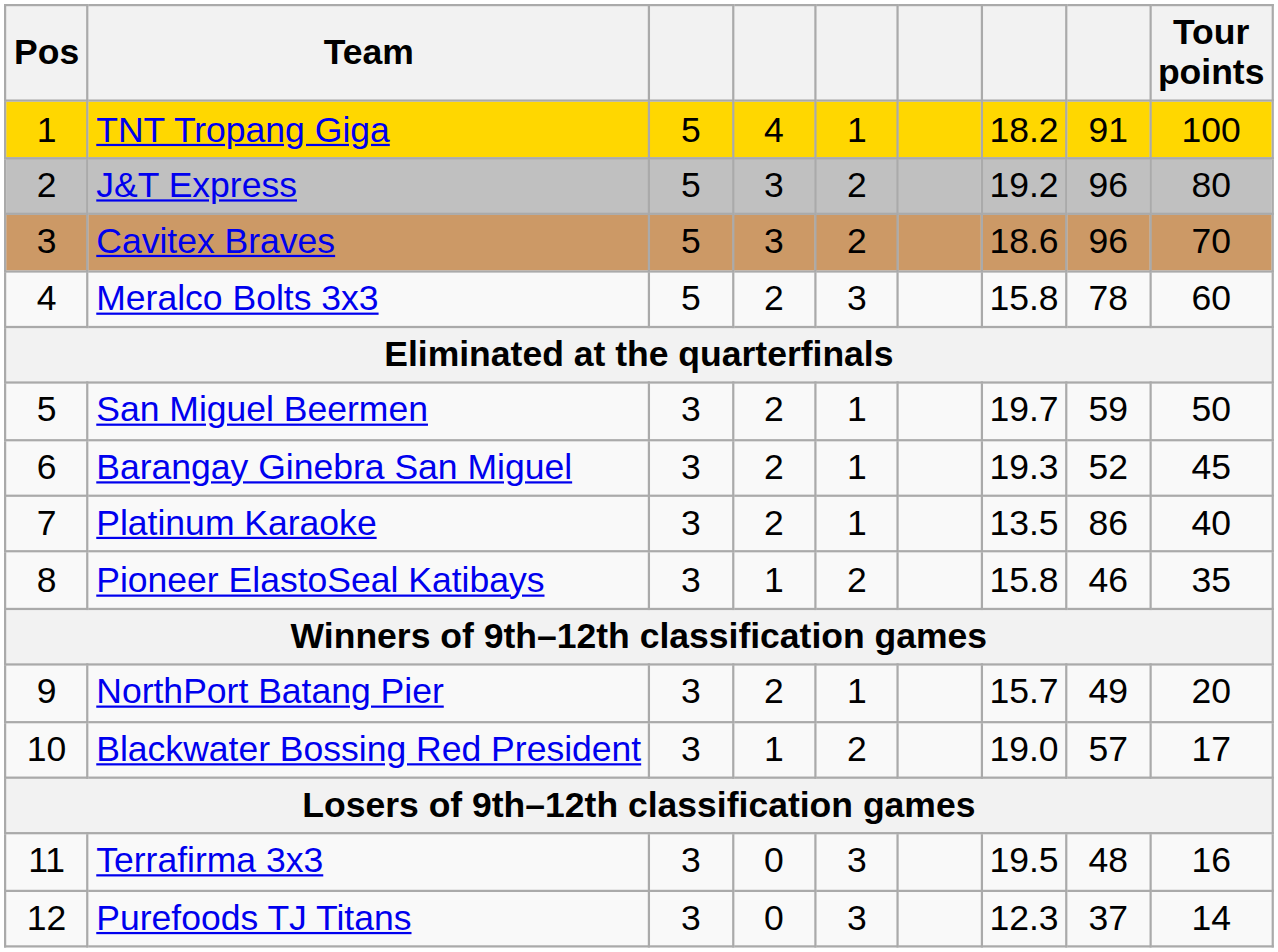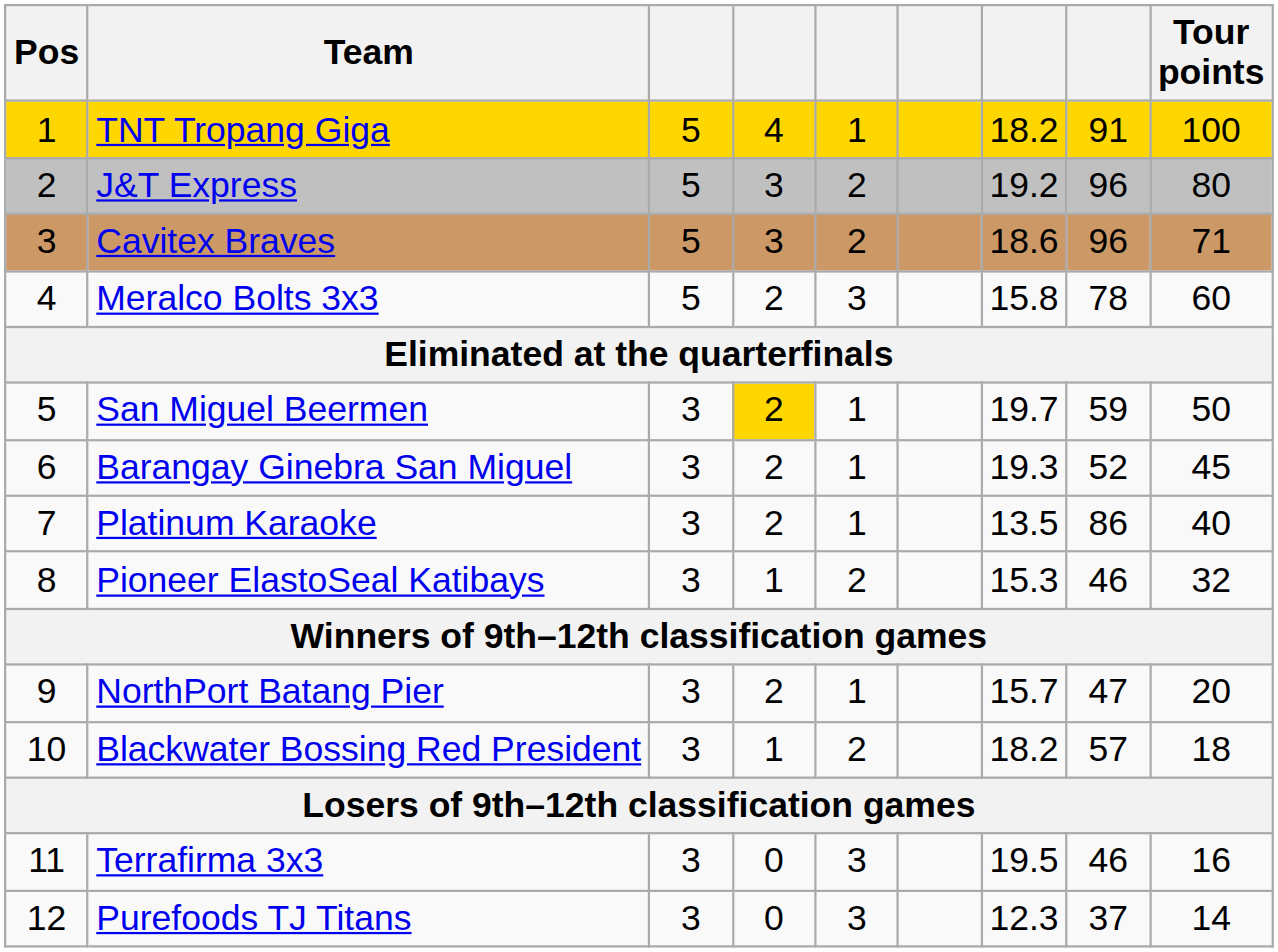(1211, 241) 70 -> (1211, 241) 71
(774, 410) no background -> (774, 410) gold background
(1024, 579) 15.8 -> (1024, 579) 15.3
(1211, 579) 35 -> (1211, 579) 32
(1108, 692) 49 -> (1108, 692) 47
(1024, 748) 19.0 -> (1024, 748) 18.2
(1211, 748) 17 -> (1211, 748) 18
(1108, 861) 48 -> (1108, 861) 46
